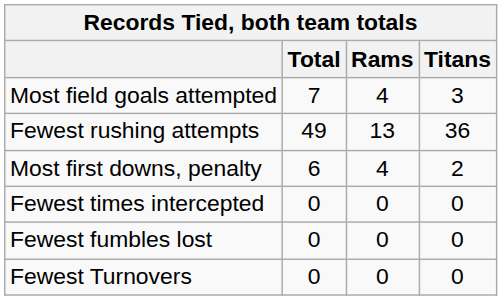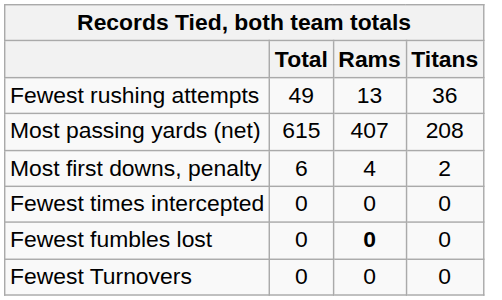- row: (144, 95)
+ row: (135, 131)
(382, 240) normal -> (370, 240) bold
